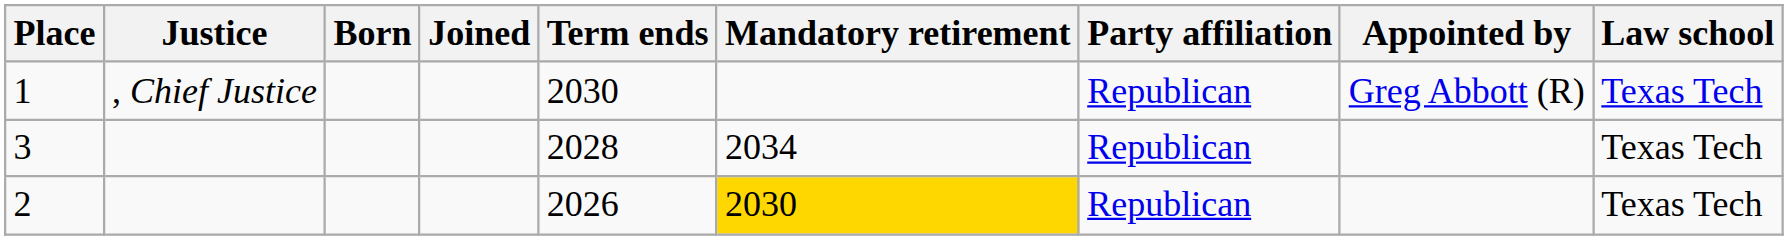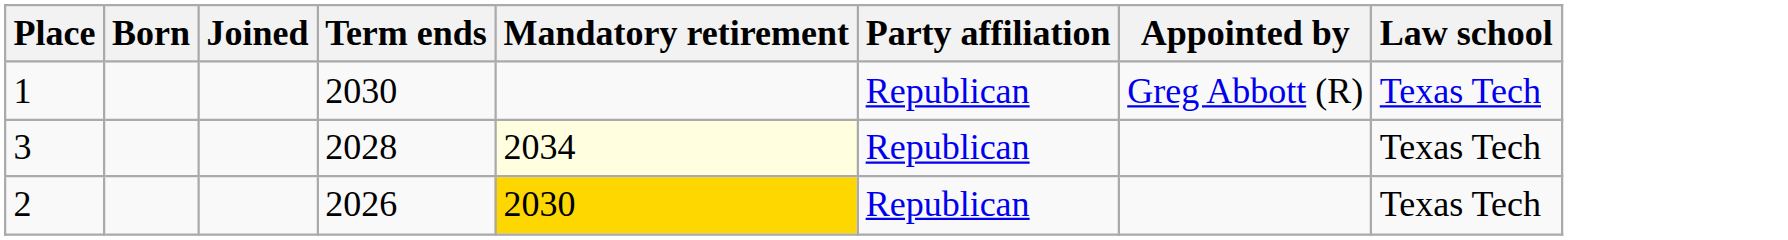- column: (214, 33)
(761, 147) no background -> (539, 147) lightyellow background
